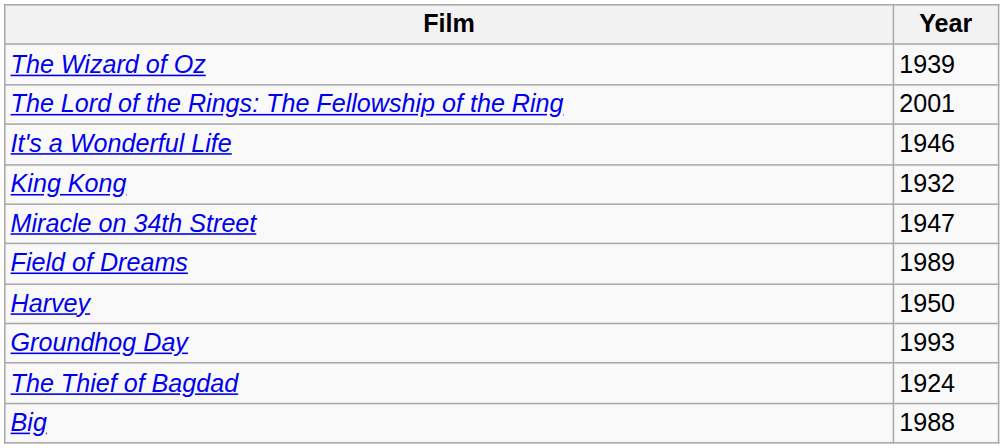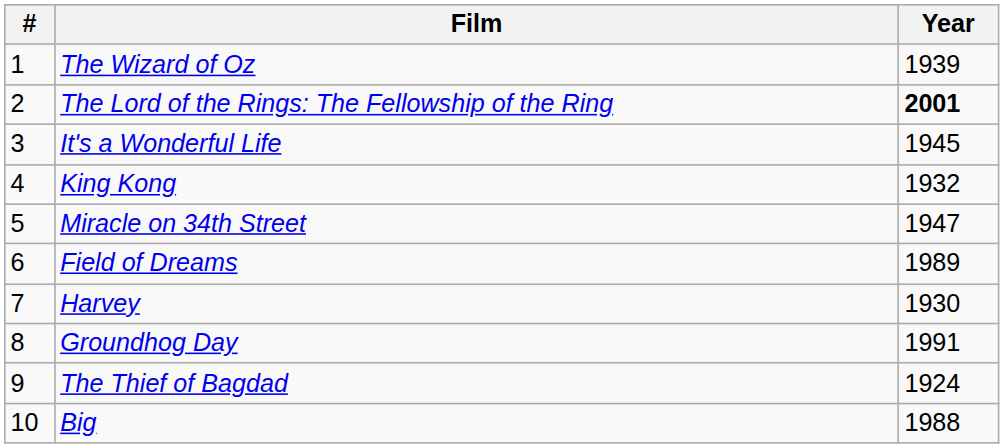+ column: (30, 24)
(927, 104) normal -> (932, 104) bold
(927, 143) 1946 -> (932, 143) 1945
(927, 303) 1950 -> (932, 303) 1930
(927, 343) 1993 -> (932, 343) 1991
